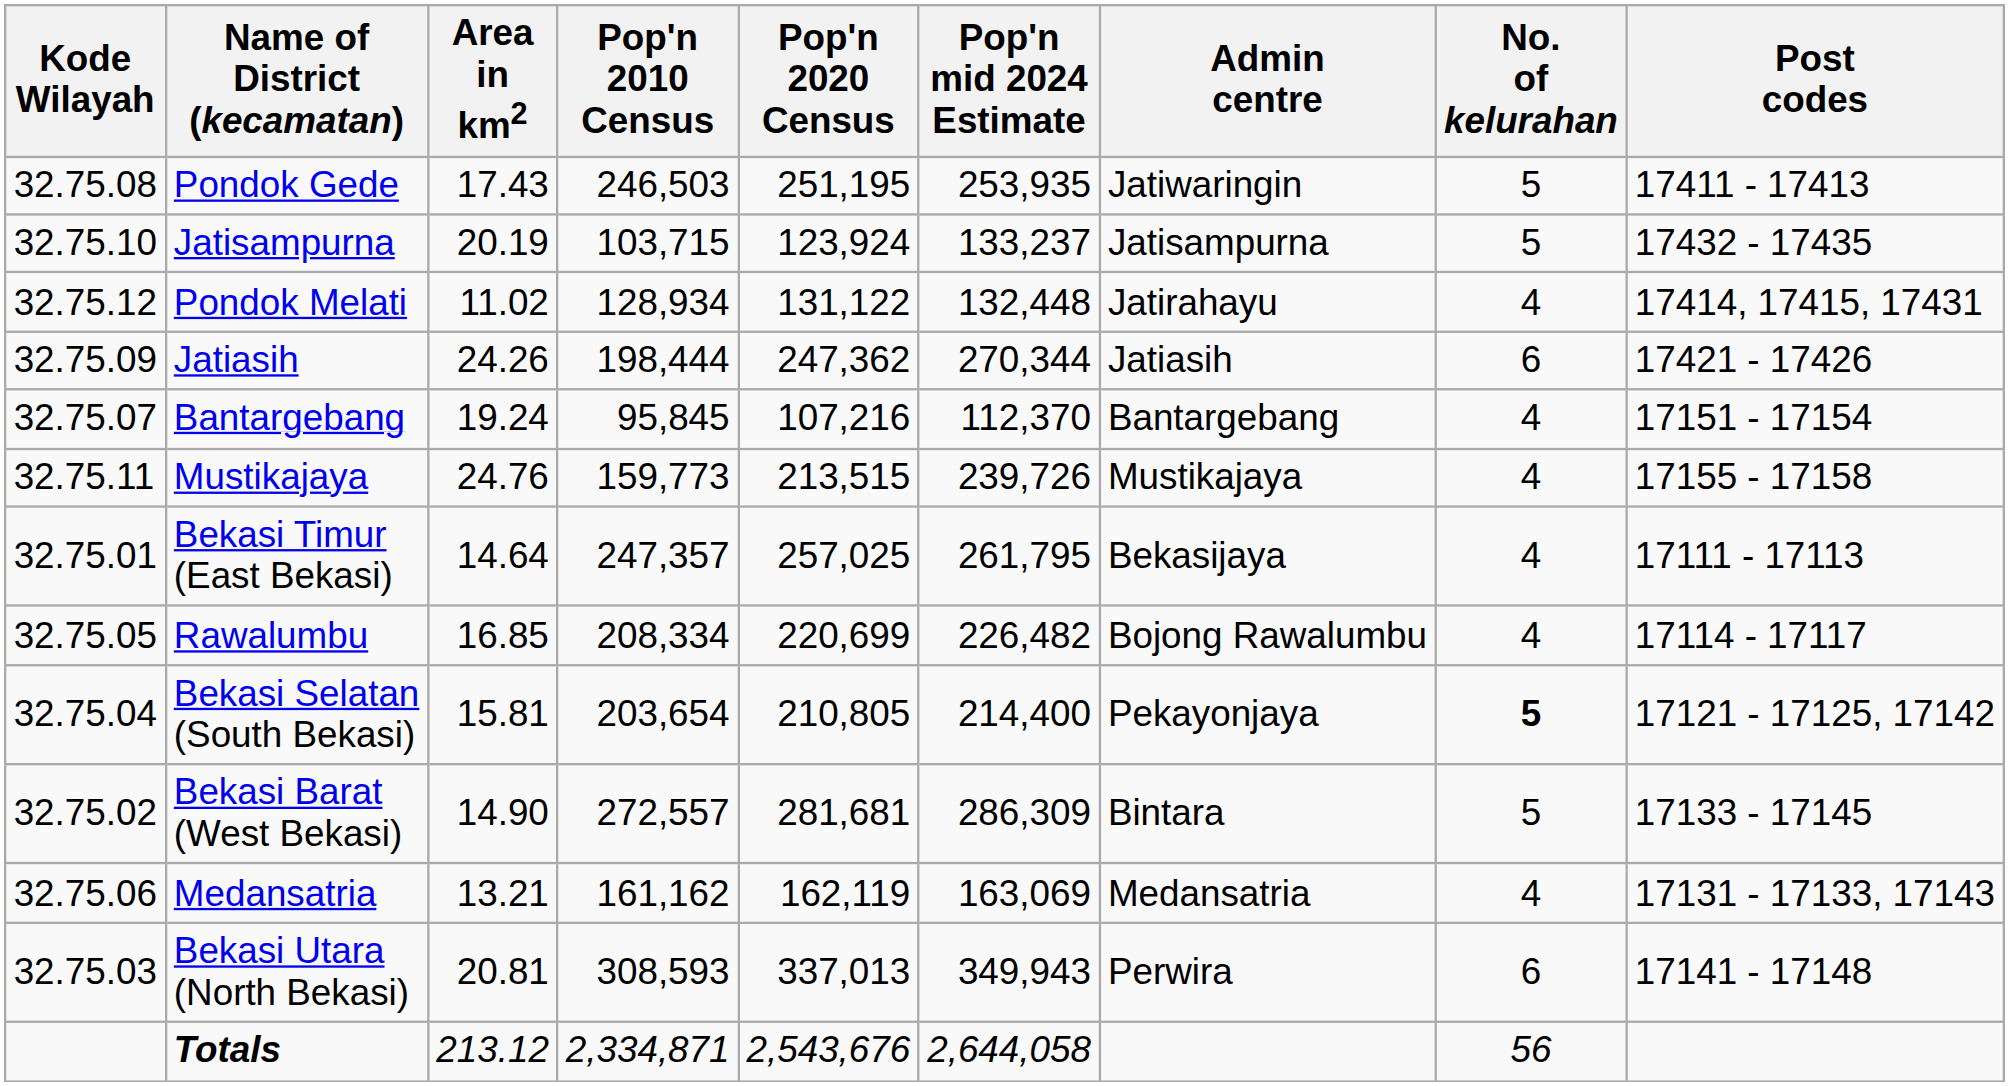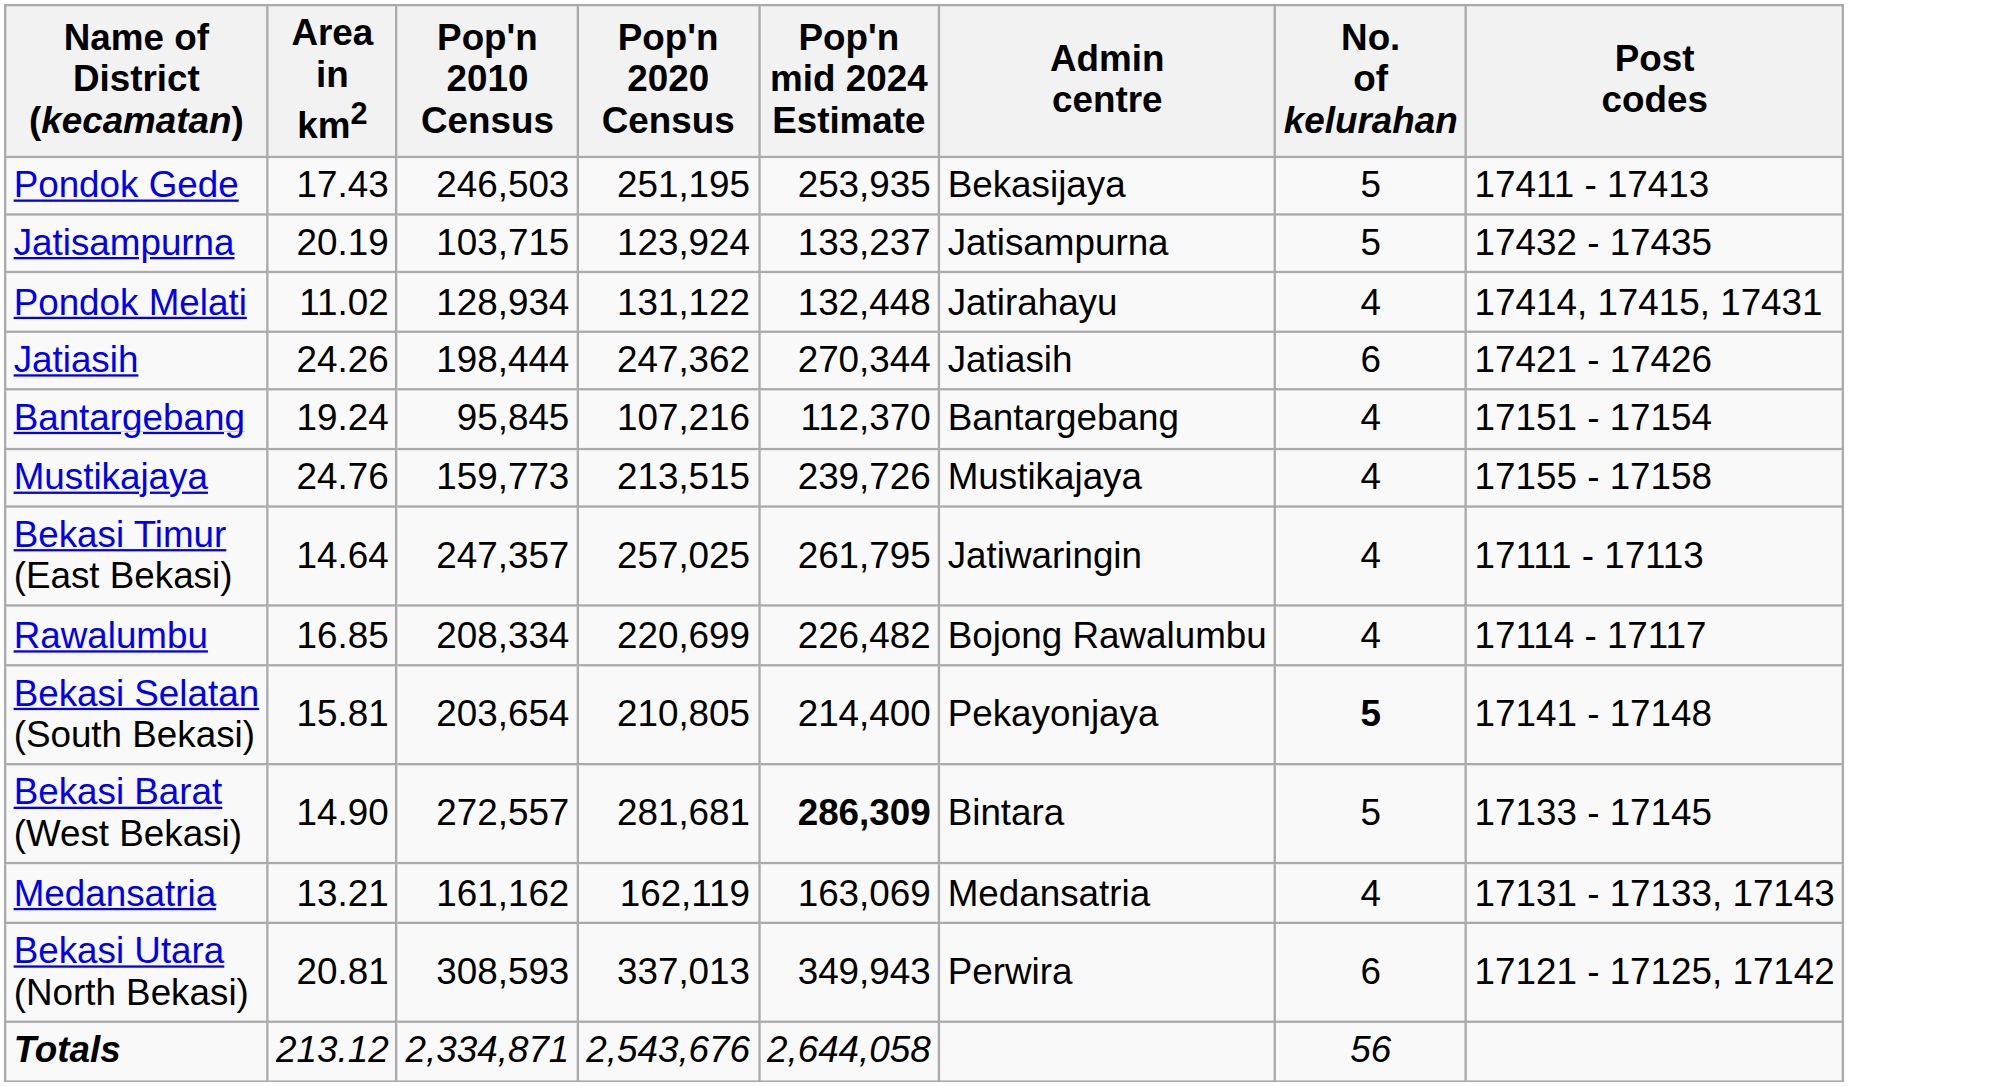- column: (85, 80)
(1205, 184) Jatiwaringin -> (1037, 184) Bekasijaya
(1197, 555) Bekasijaya -> (1045, 555) Jatiwaringin
(1815, 713) 17121 - 17125, 17142 -> (1593, 713) 17141 - 17148
(1024, 813) normal -> (864, 813) bold
(1753, 971) 17141 - 17148 -> (1655, 971) 17121 - 17125, 17142
